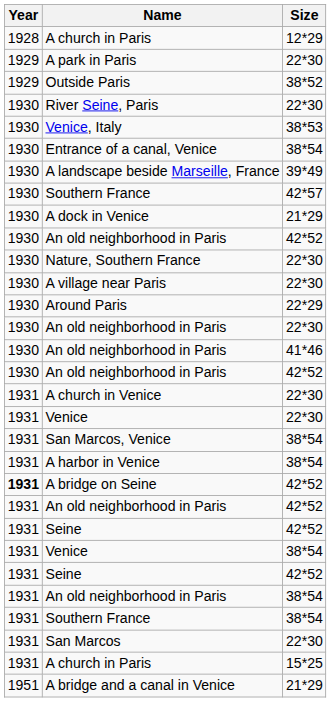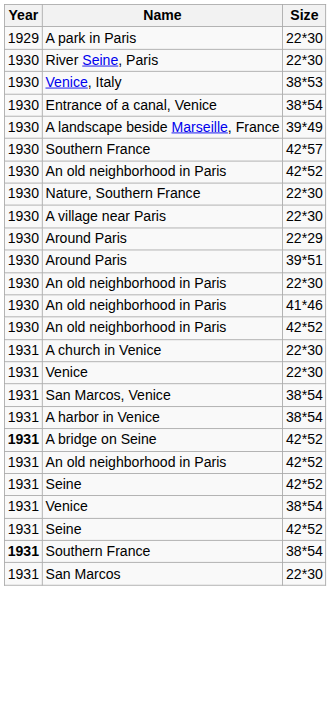- row: (98, 37)
- row: (88, 82)
- row: (97, 216)
+ row: (86, 261)
- row: (136, 596)
(23, 618) normal -> (23, 551) bold
- row: (98, 663)
- row: (140, 685)
